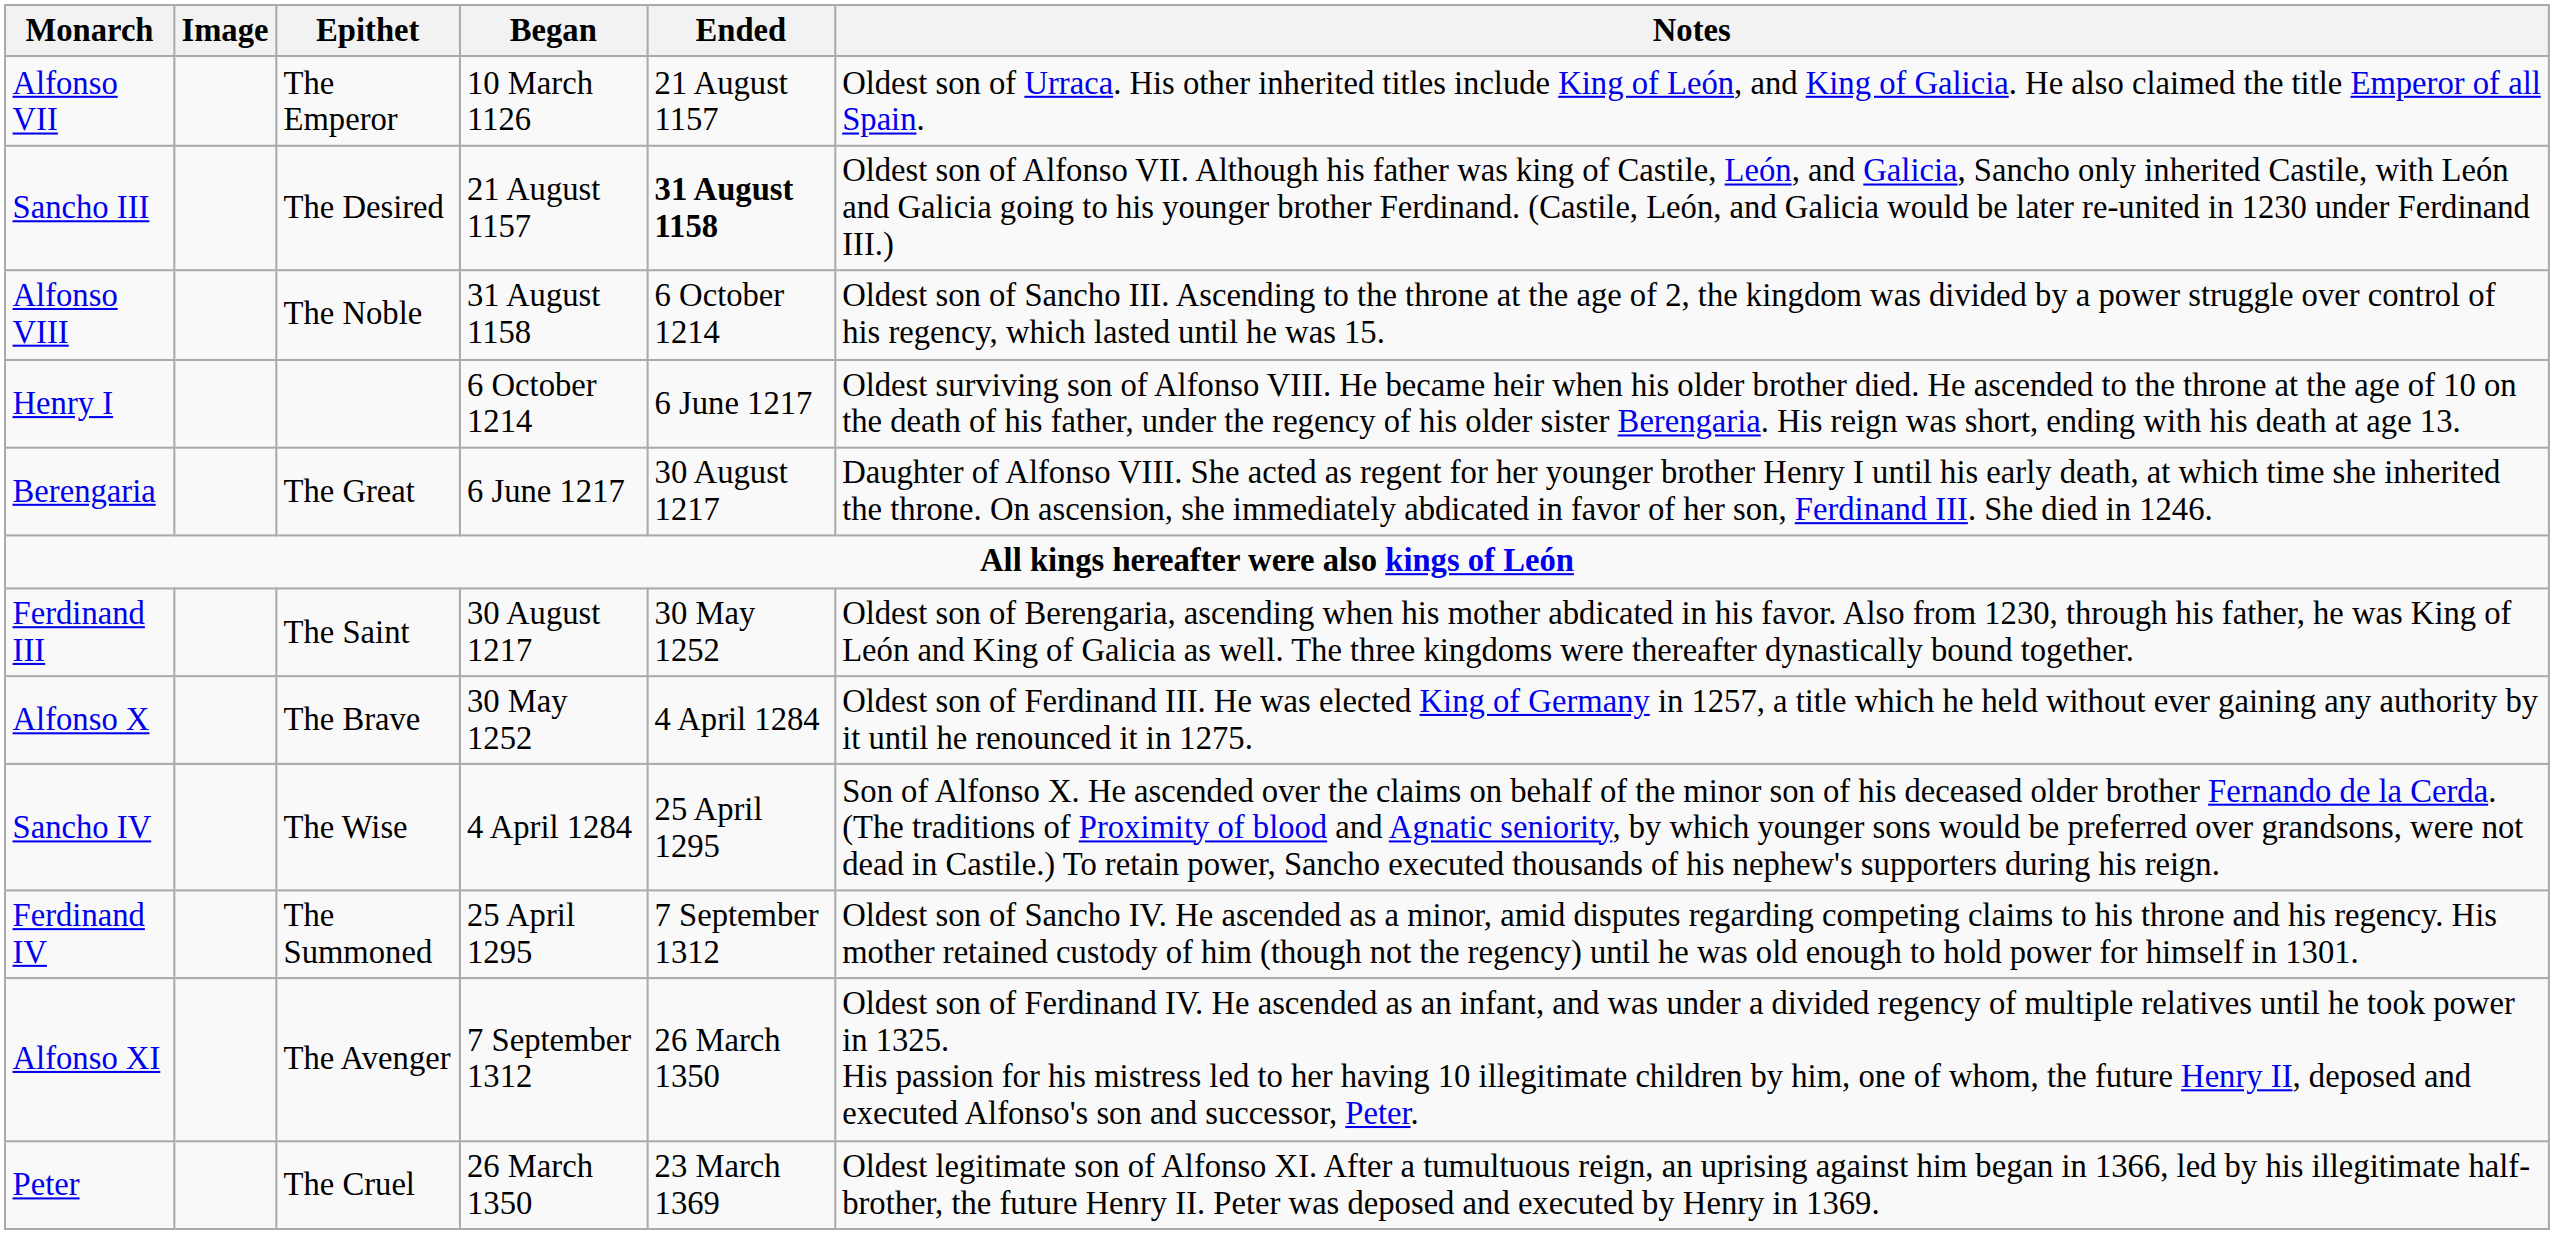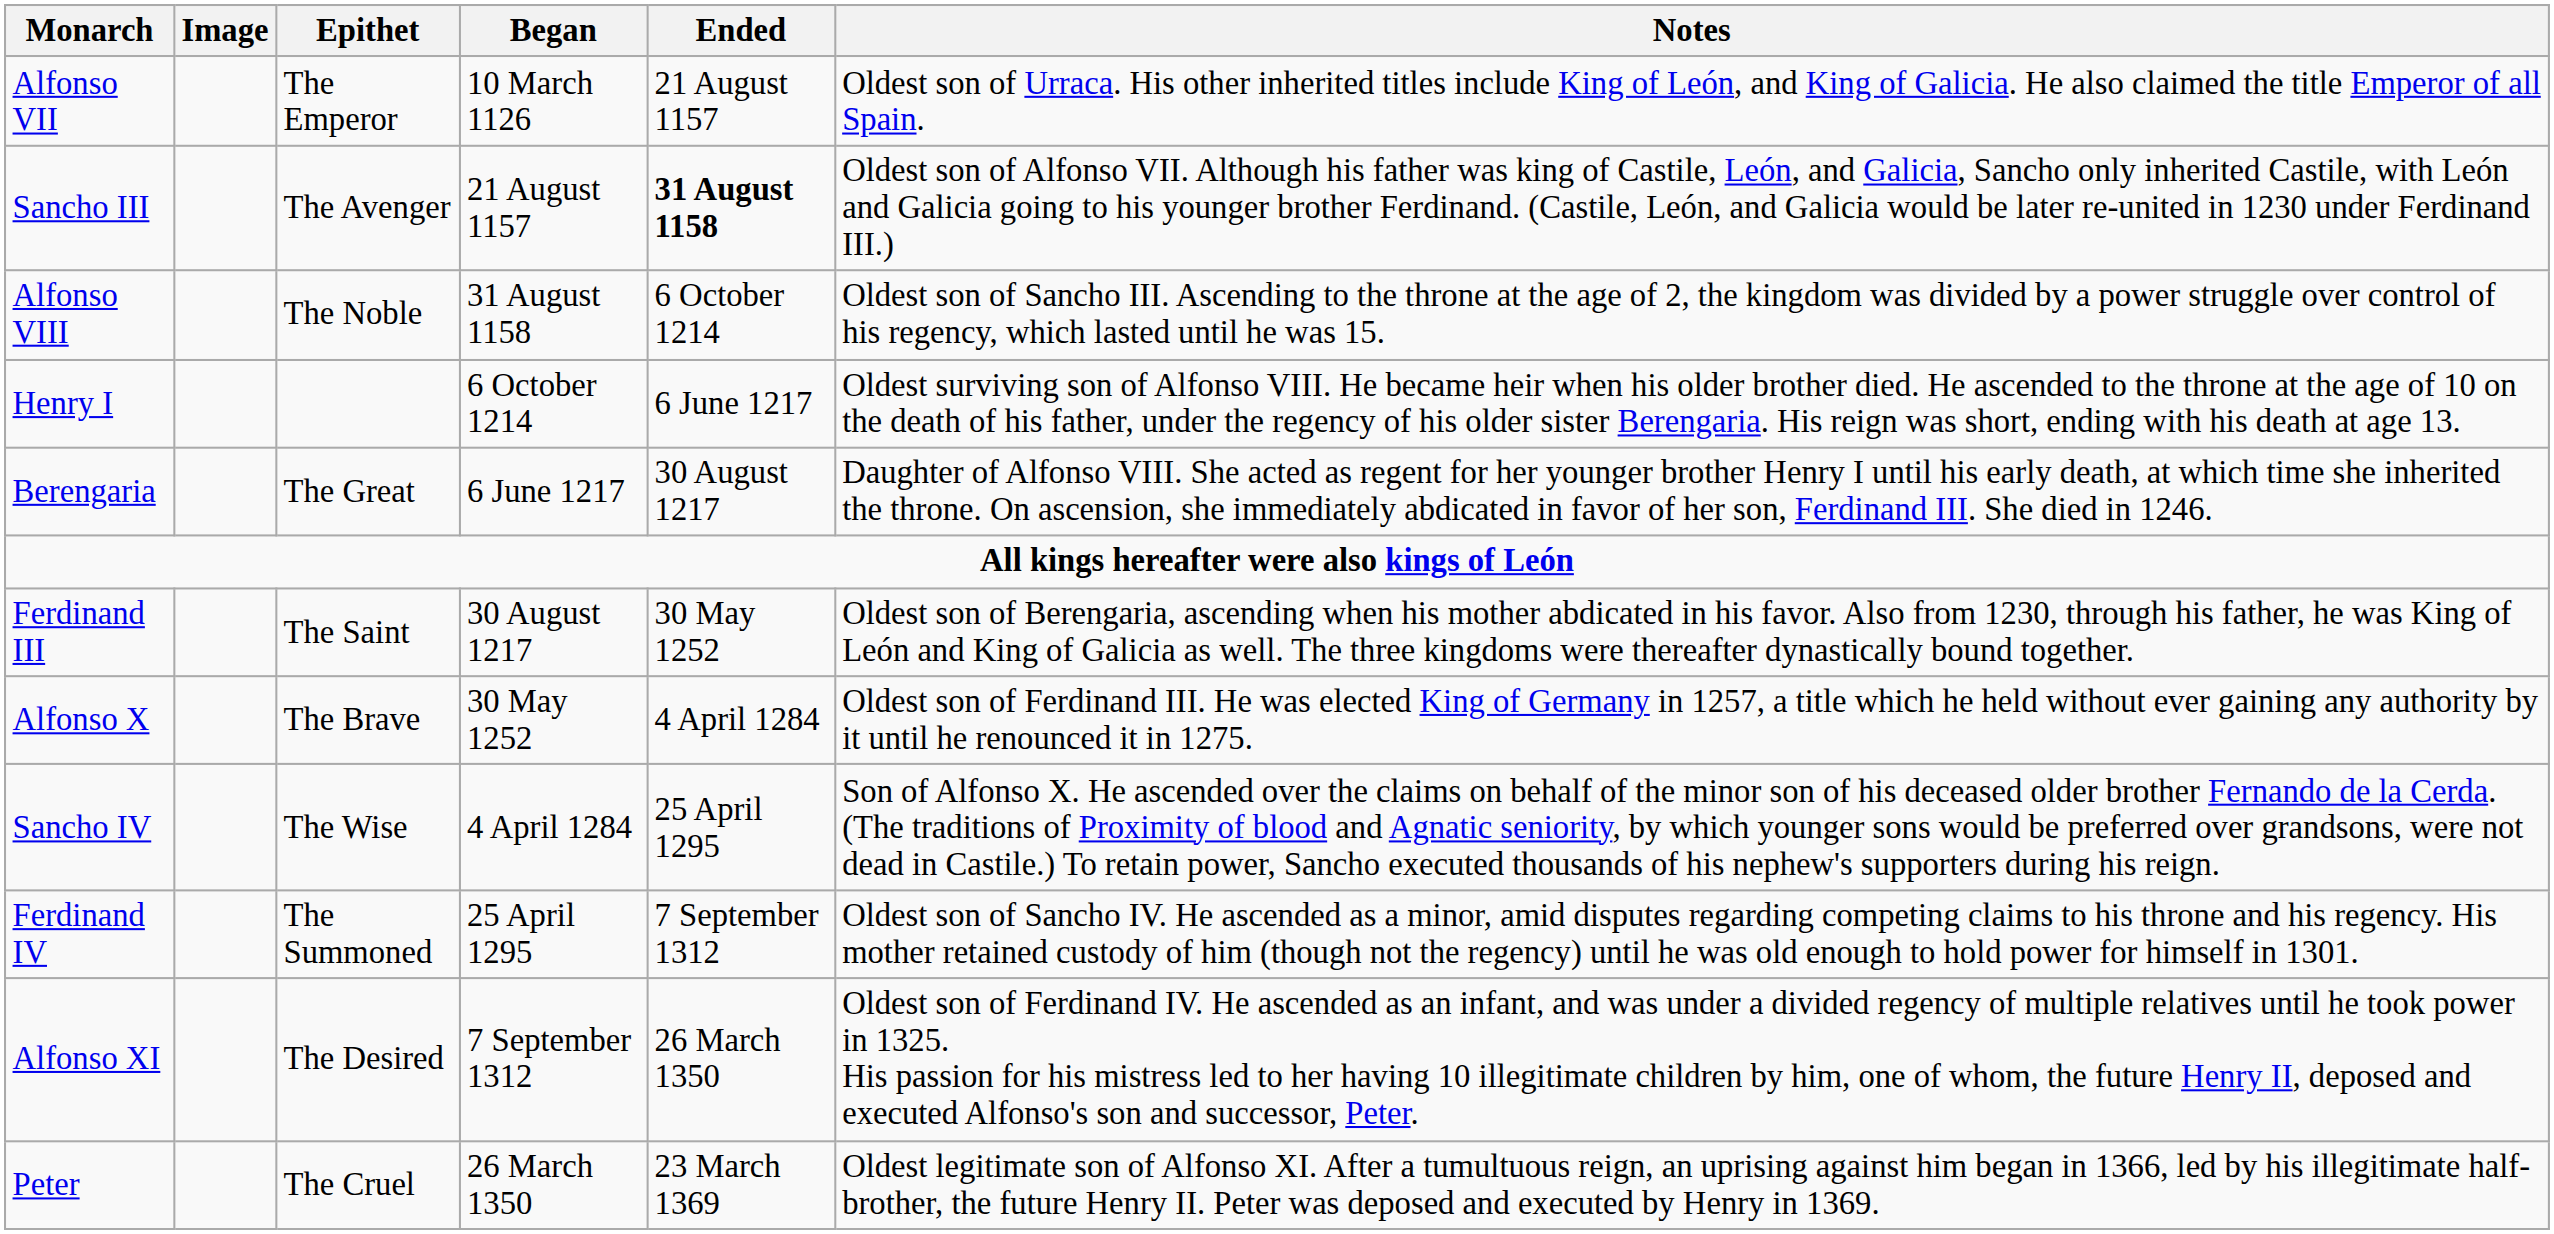(364, 207) The Desired -> (367, 207) The Avenger
(367, 1058) The Avenger -> (364, 1058) The Desired
